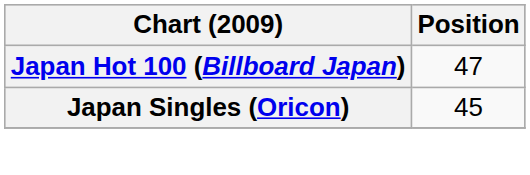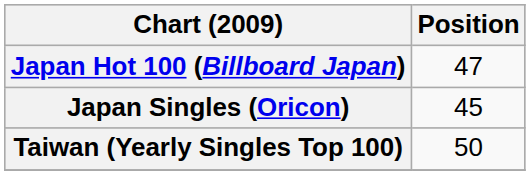+ row: (208, 148)
